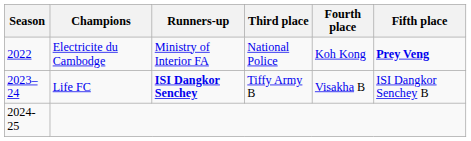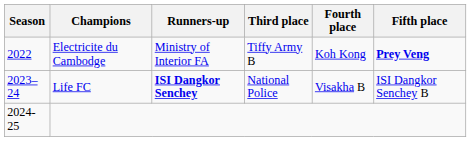(268, 53) National Police -> (275, 53) Tiffy Army B
(275, 86) Tiffy Army B -> (268, 86) National Police
